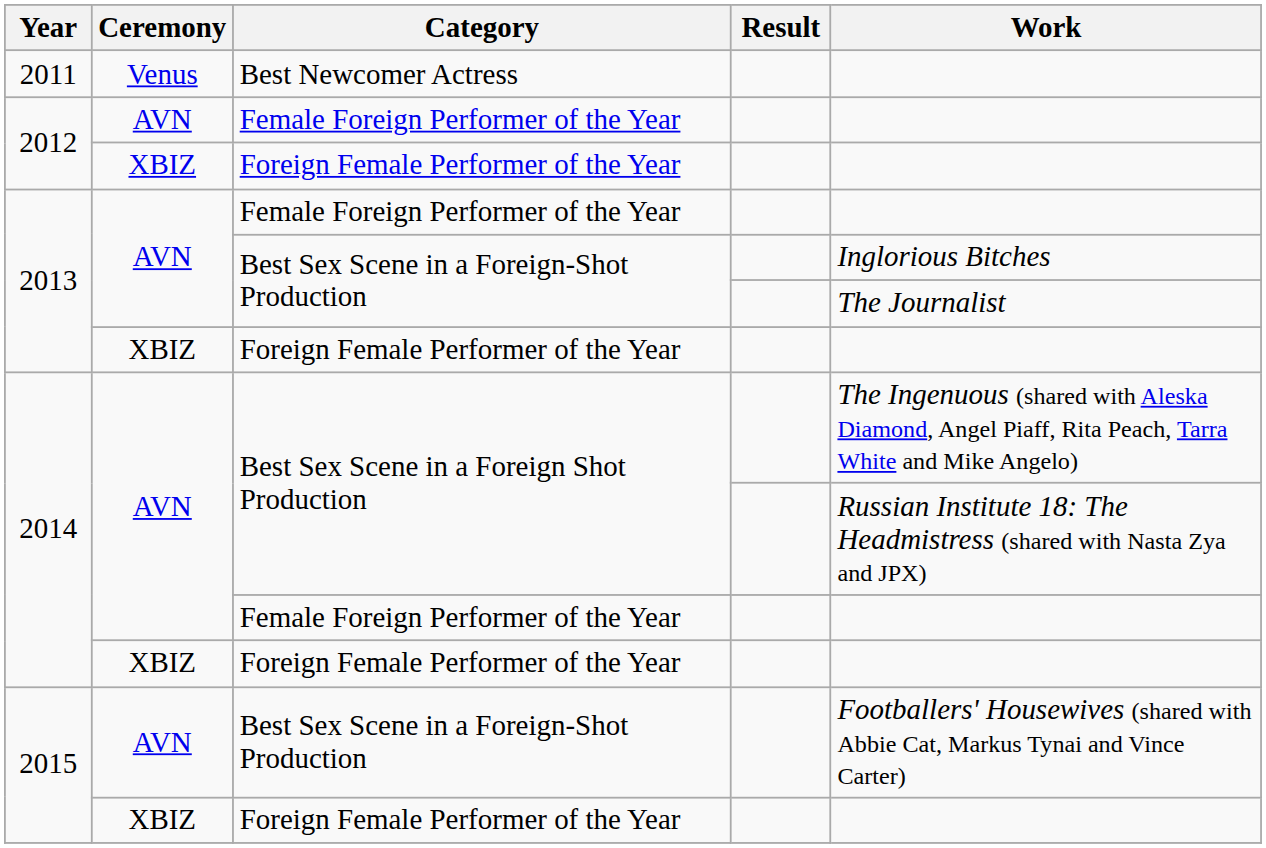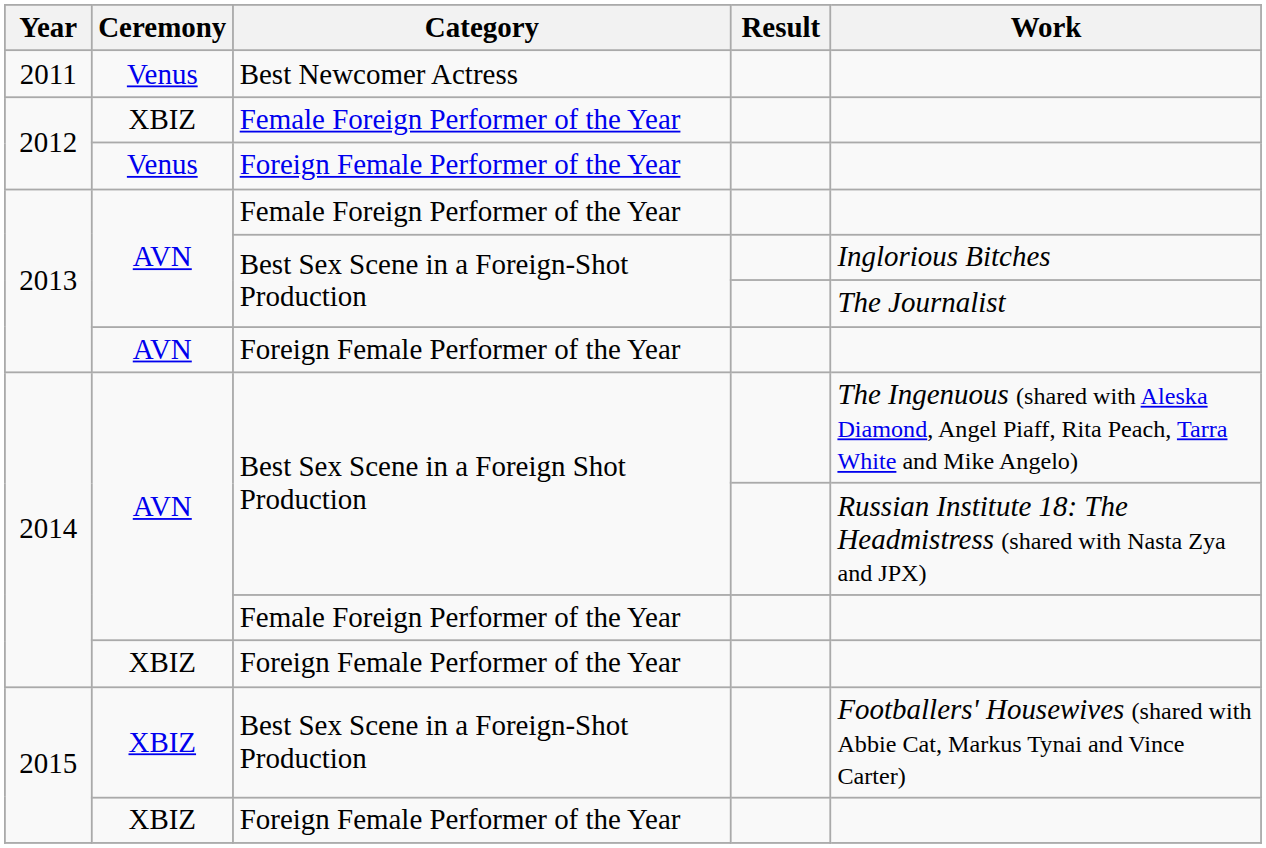(162, 119) AVN -> (162, 119) XBIZ
(162, 165) XBIZ -> (162, 165) Venus
(162, 348) XBIZ -> (162, 348) AVN
(162, 741) AVN -> (162, 741) XBIZ
